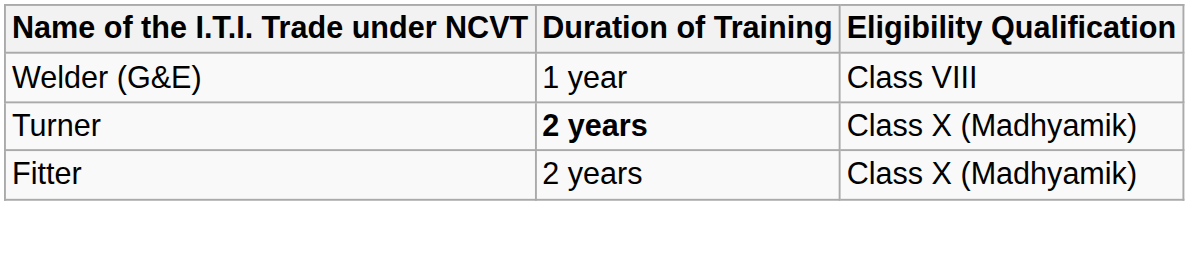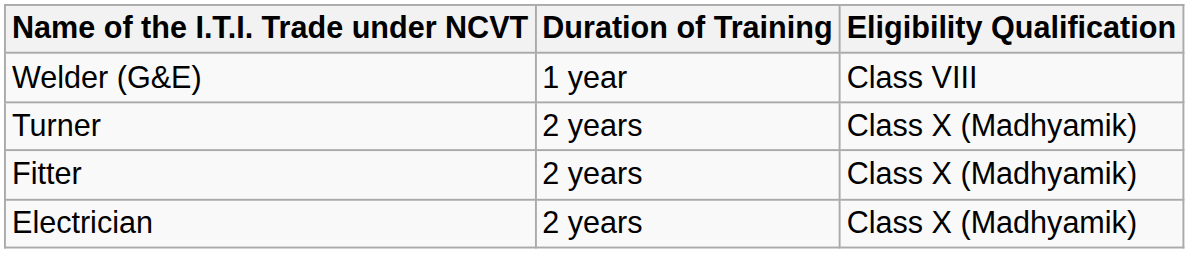(595, 125) bold -> (592, 125) normal
+ row: (82, 222)
